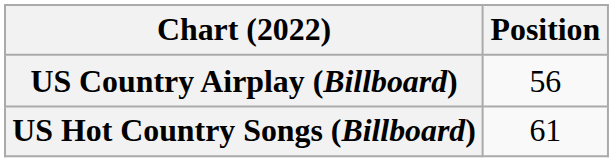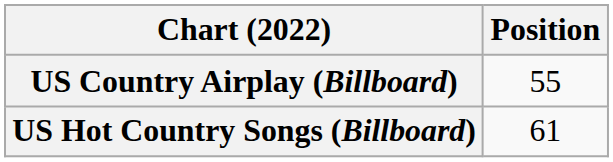(545, 80) 56 -> (545, 80) 55
